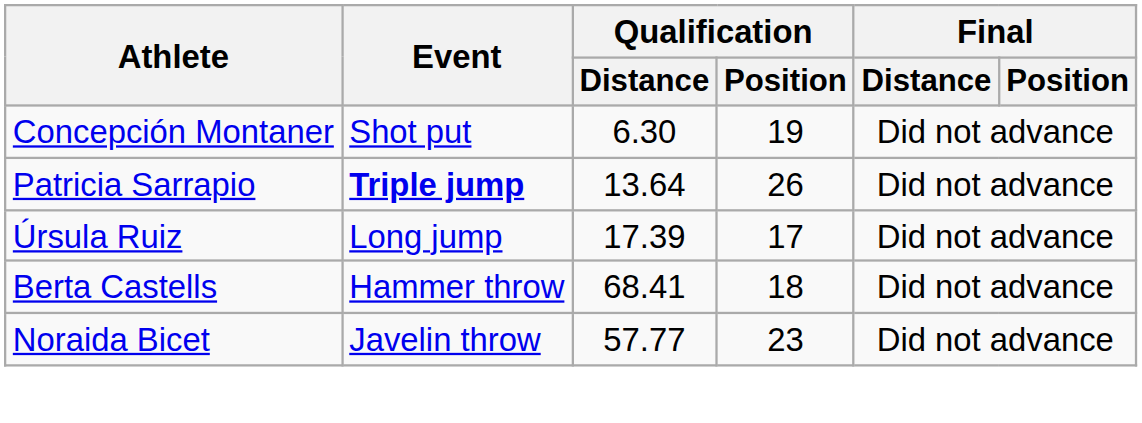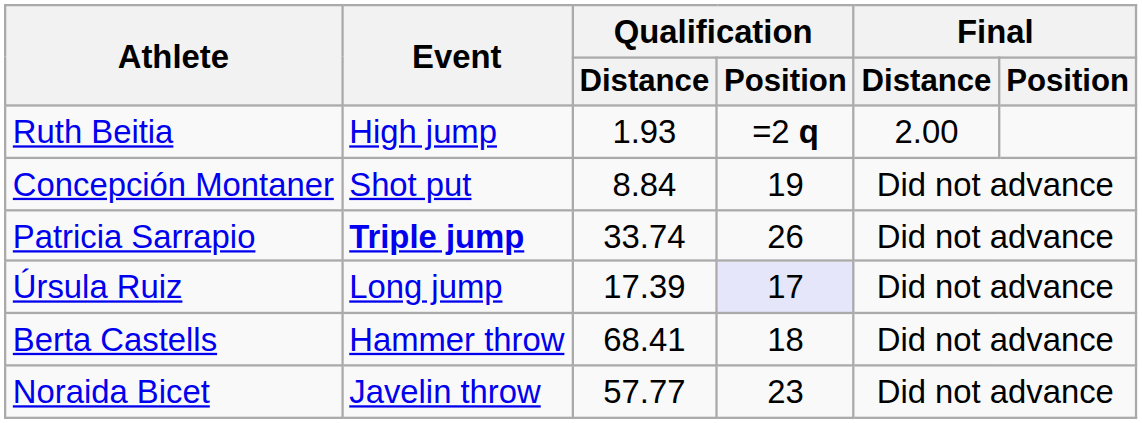+ row: (93, 132)
(644, 132) 6.30 -> (644, 184) 8.84
(644, 184) 13.64 -> (644, 236) 33.74
(785, 236) no background -> (785, 288) lavender background
